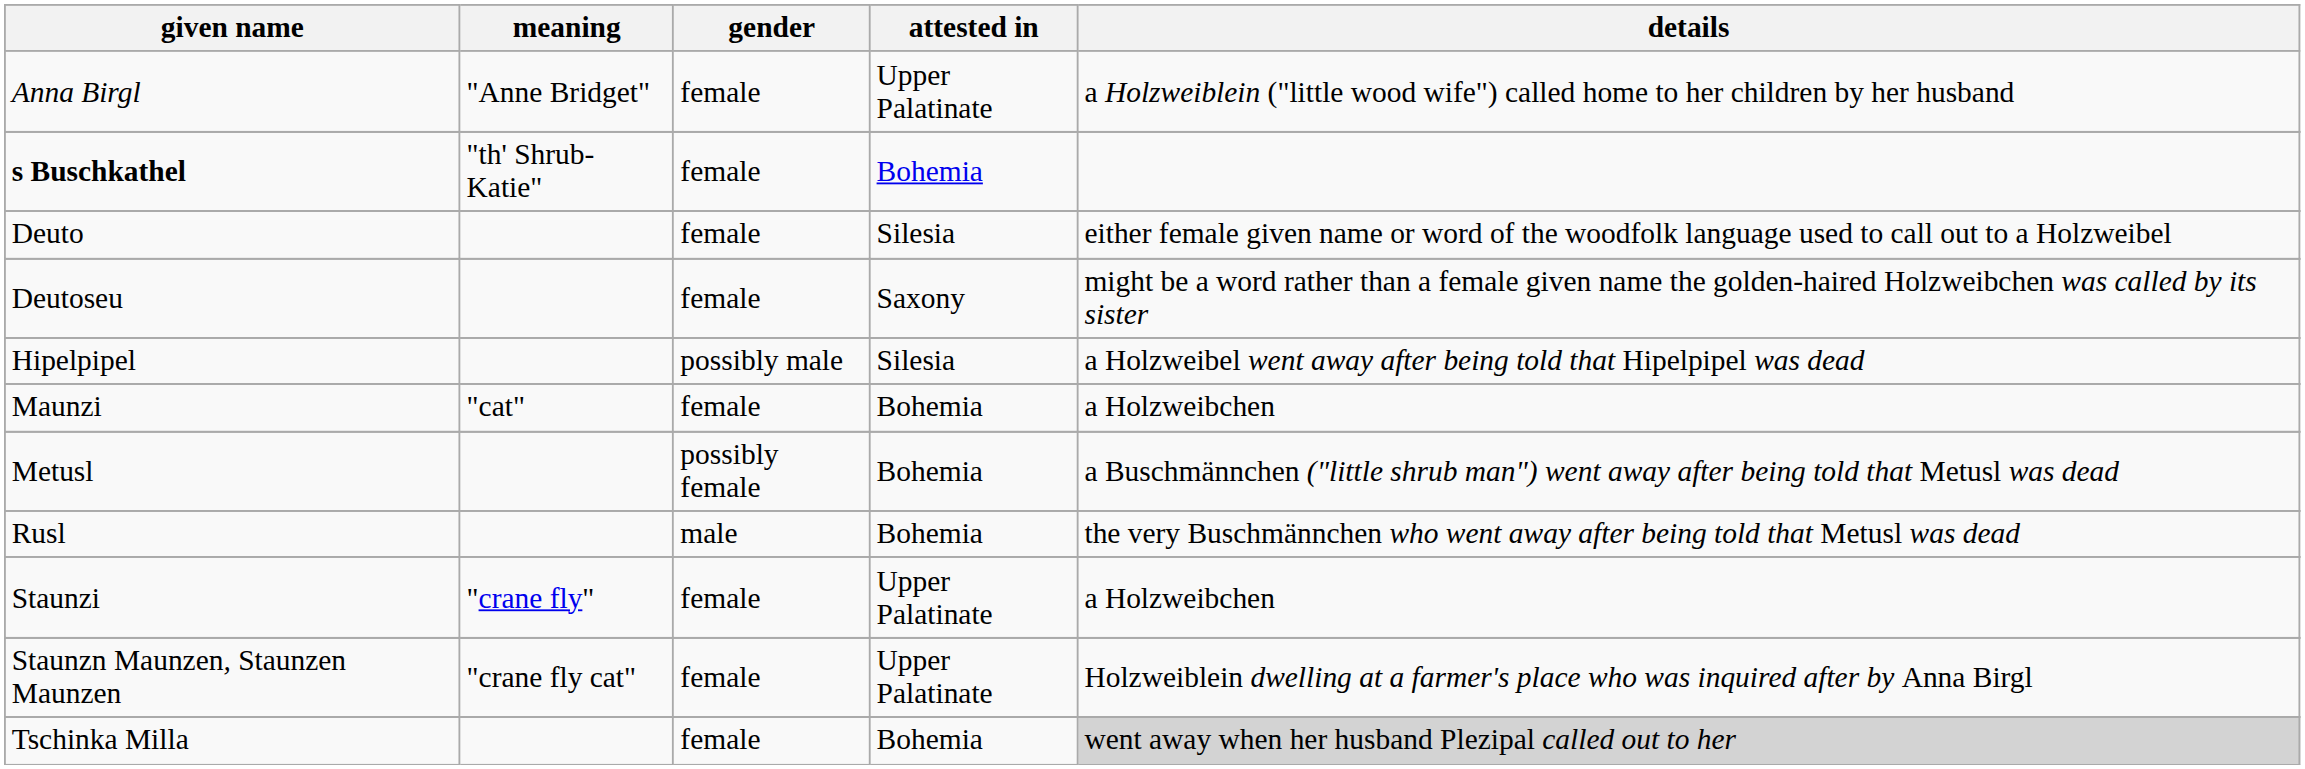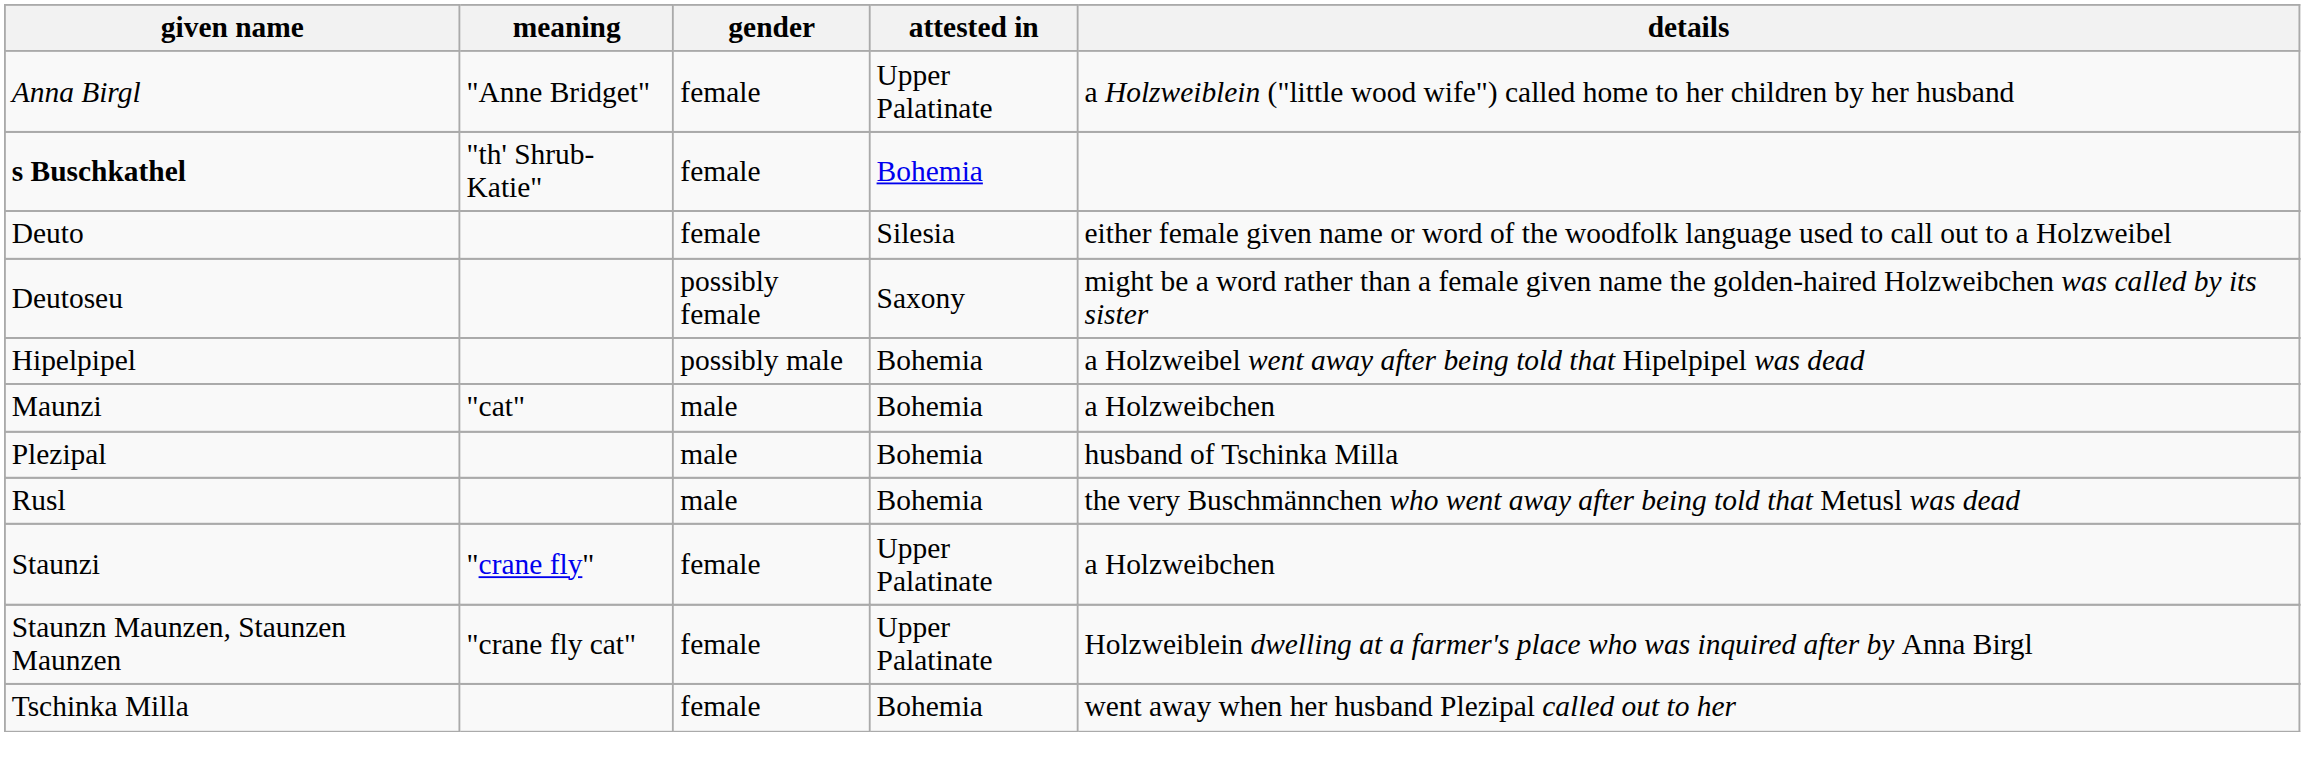(720, 297) female -> (729, 297) possibly female
(916, 360) Silesia -> (930, 360) Bohemia
(720, 407) female -> (709, 407) male
- row: (53, 470)
+ row: (59, 454)
(1410, 740) lightgrey background -> (1410, 707) no background
